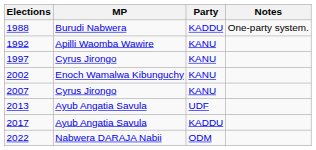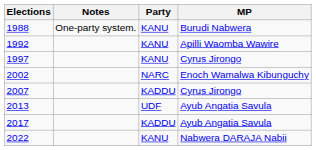columns swapped: (120, 12) <-> (268, 12)
(206, 28) KADDU -> (155, 28) KANU
(202, 75) KANU -> (155, 75) NARC
(202, 91) KANU -> (158, 91) KADDU
(200, 138) ODM -> (155, 138) KANU
